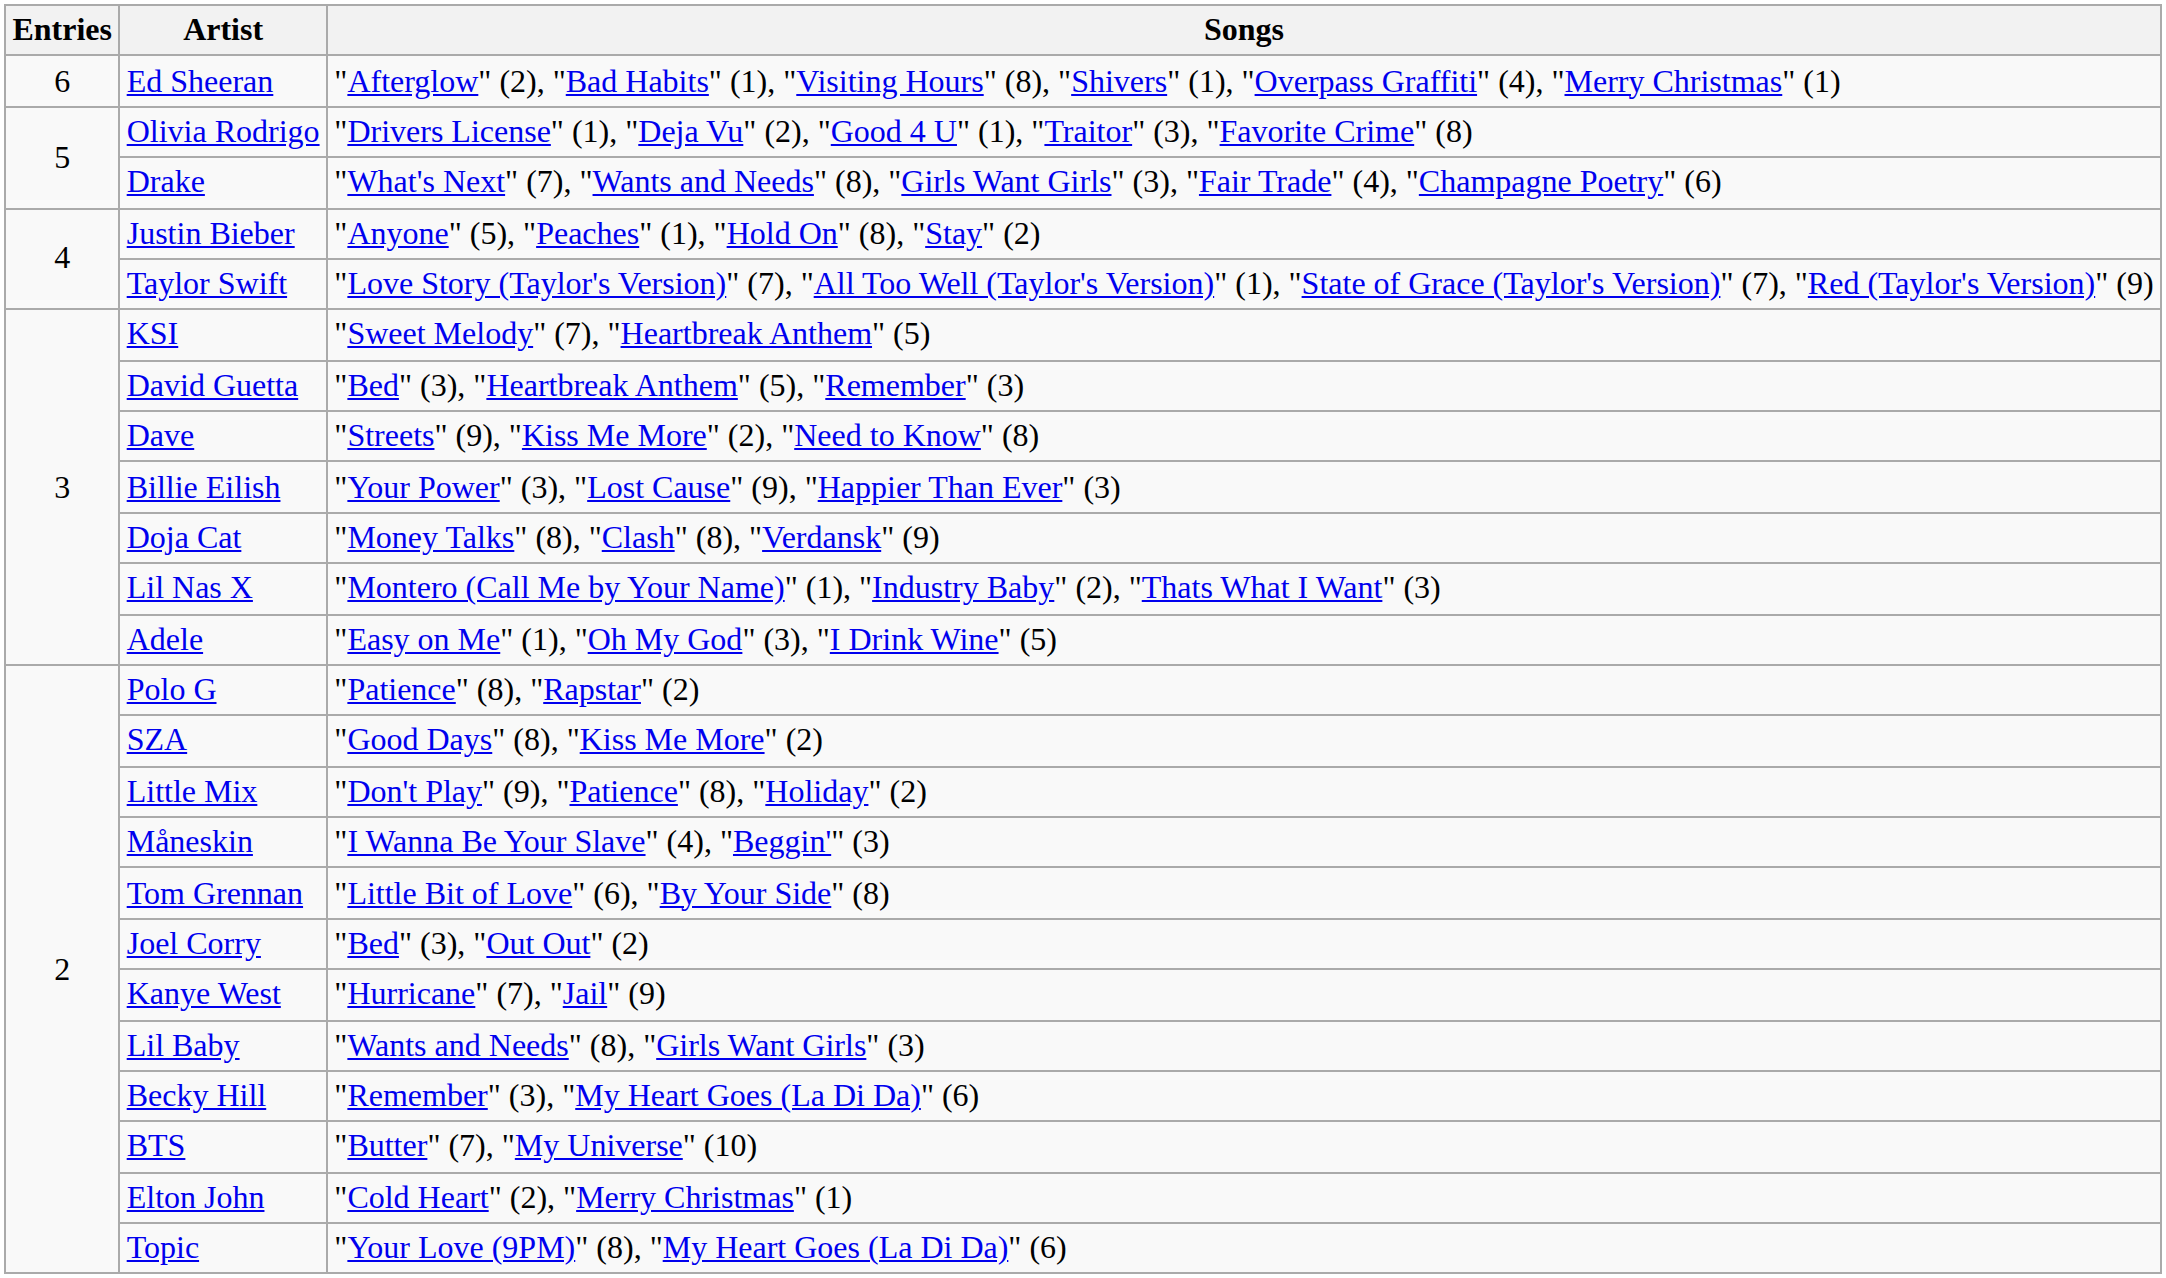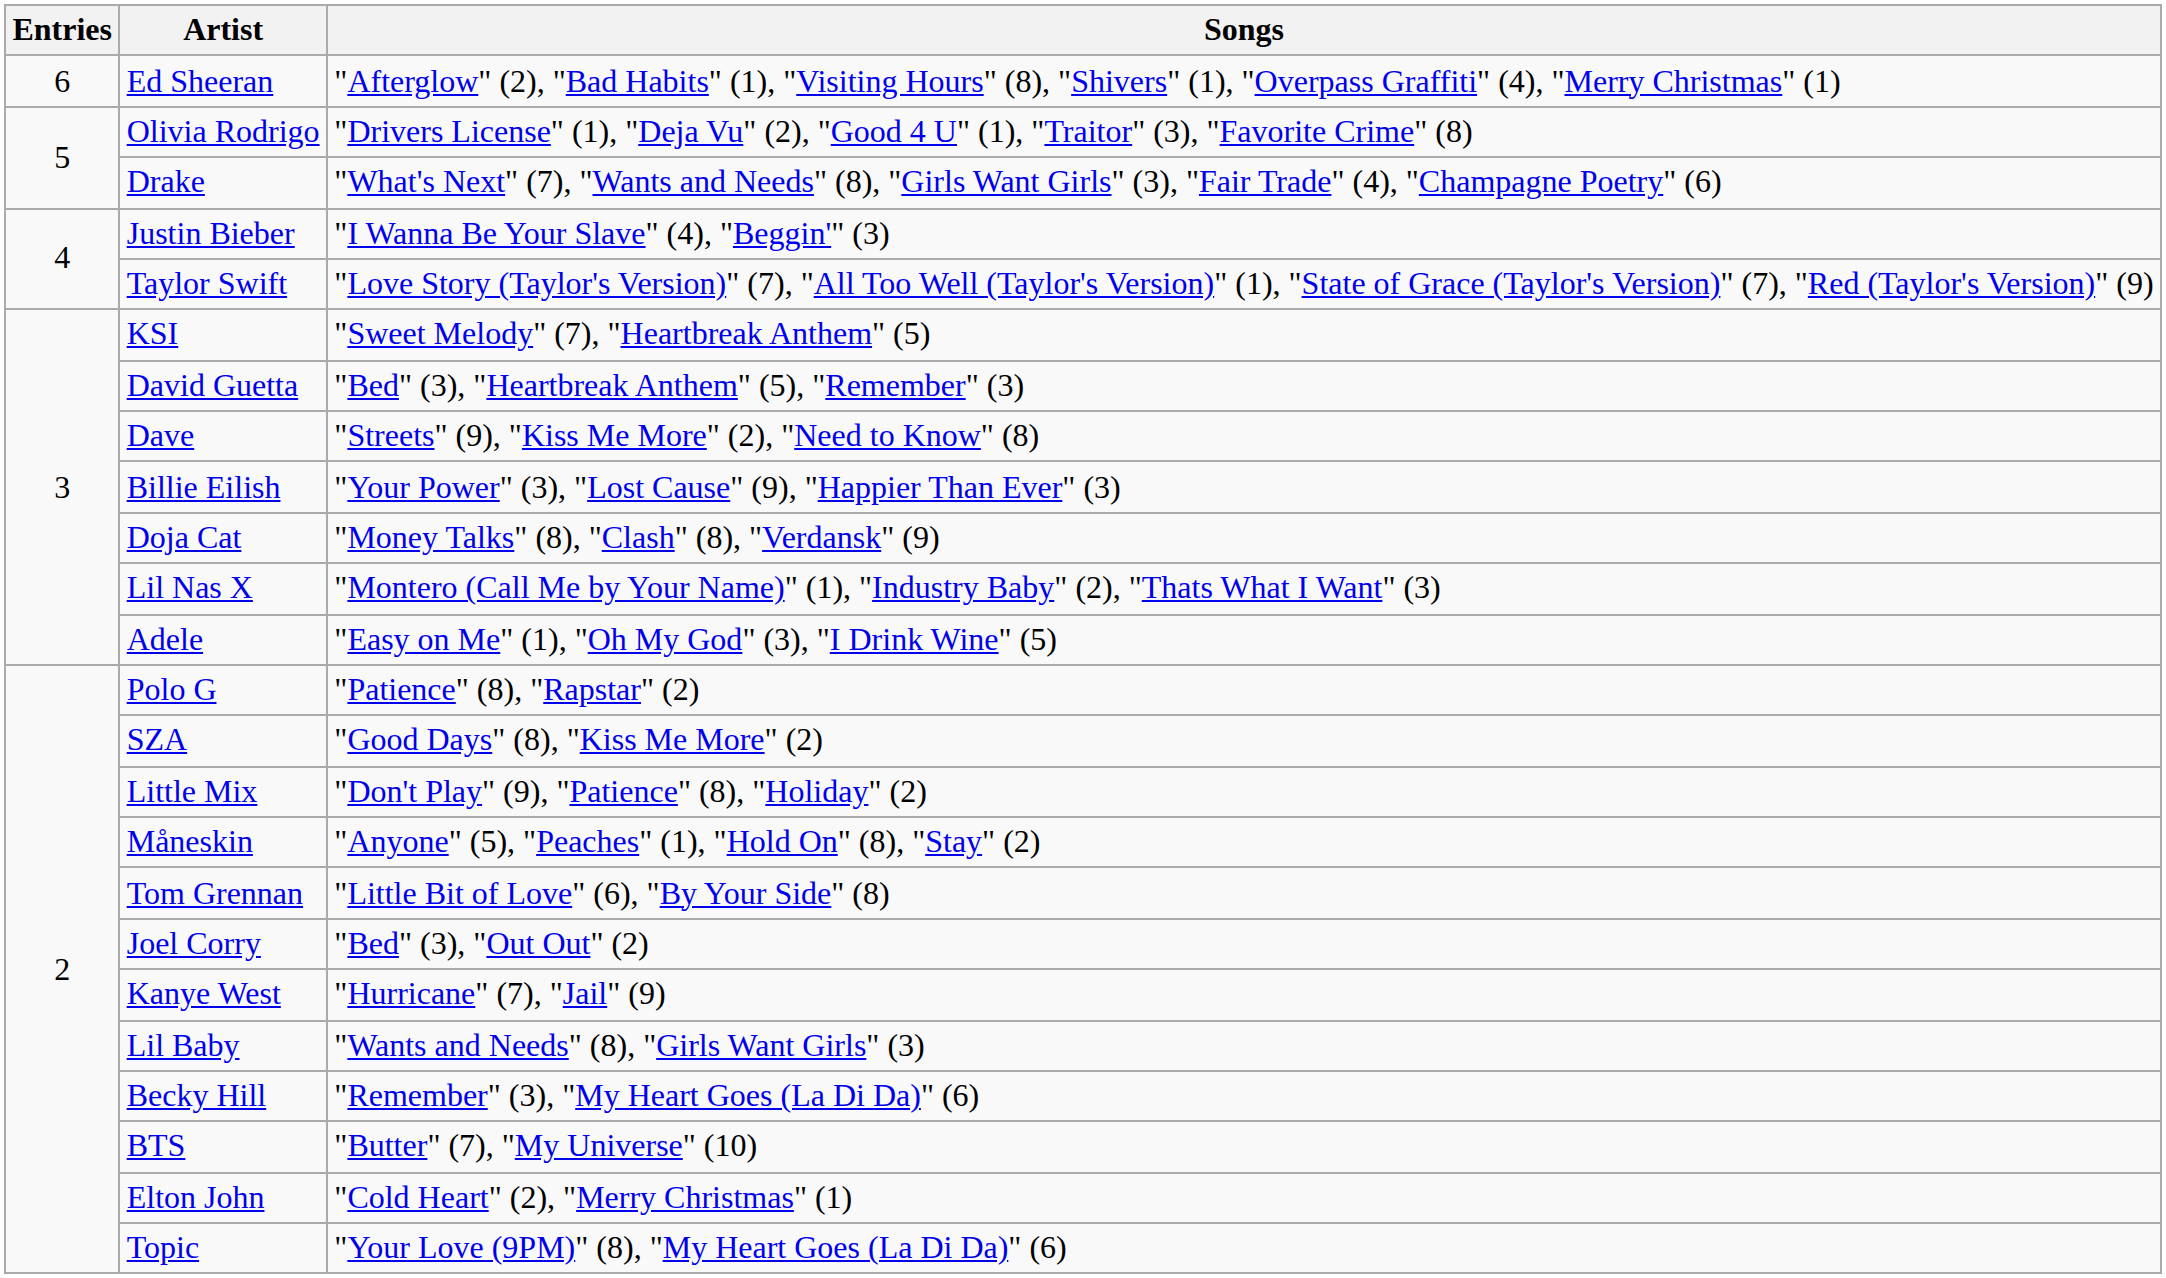(687, 232) "Anyone" (5), "Peaches" (1), "Hold On" (8), "Stay" (2) -> (612, 232) "I Wanna Be Your Slave" (4), "Beggin'" (3)
(612, 841) "I Wanna Be Your Slave" (4), "Beggin'" (3) -> (687, 841) "Anyone" (5), "Peaches" (1), "Hold On" (8), "Stay" (2)
